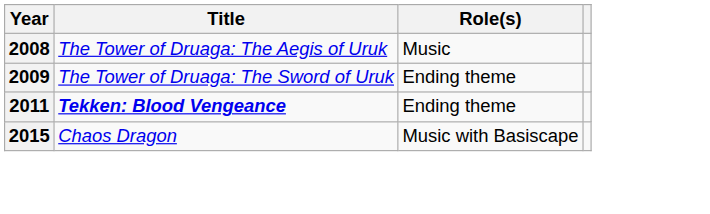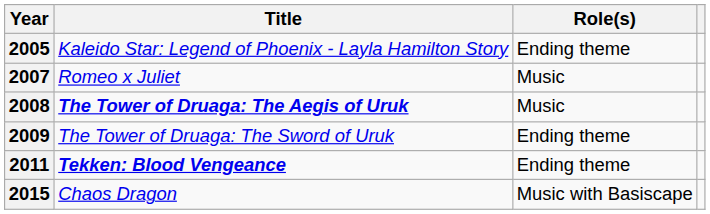+ row: (29, 48)
+ row: (29, 77)
(223, 48) normal -> (233, 106) bold
